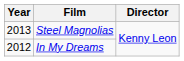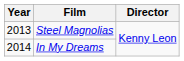(19, 47) 2012 -> (19, 47) 2014
